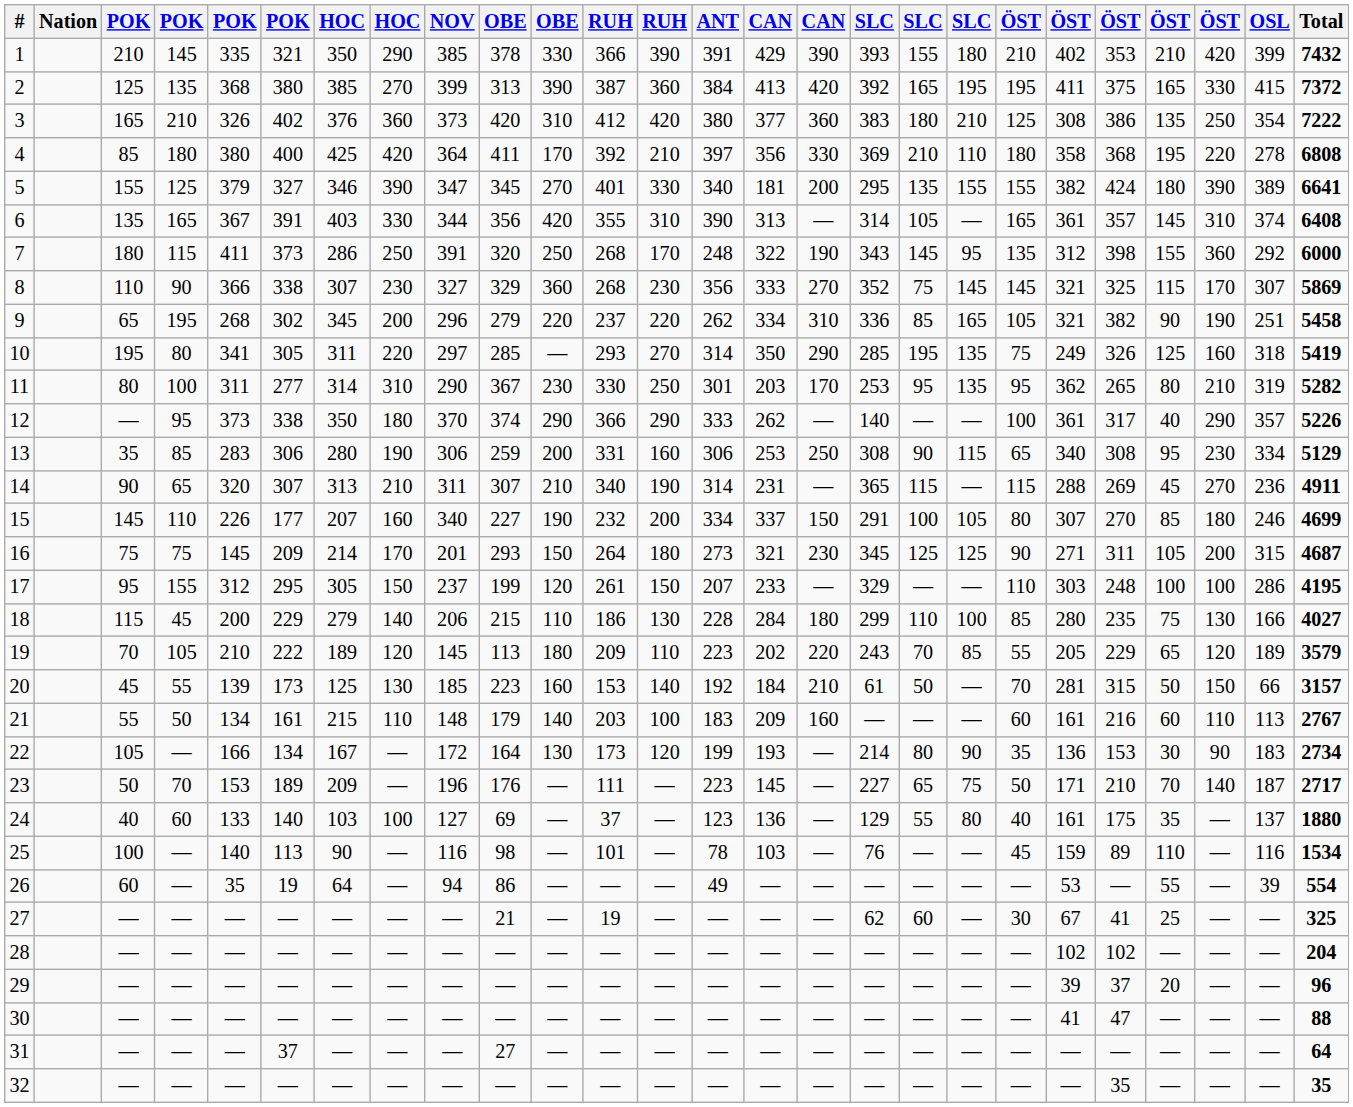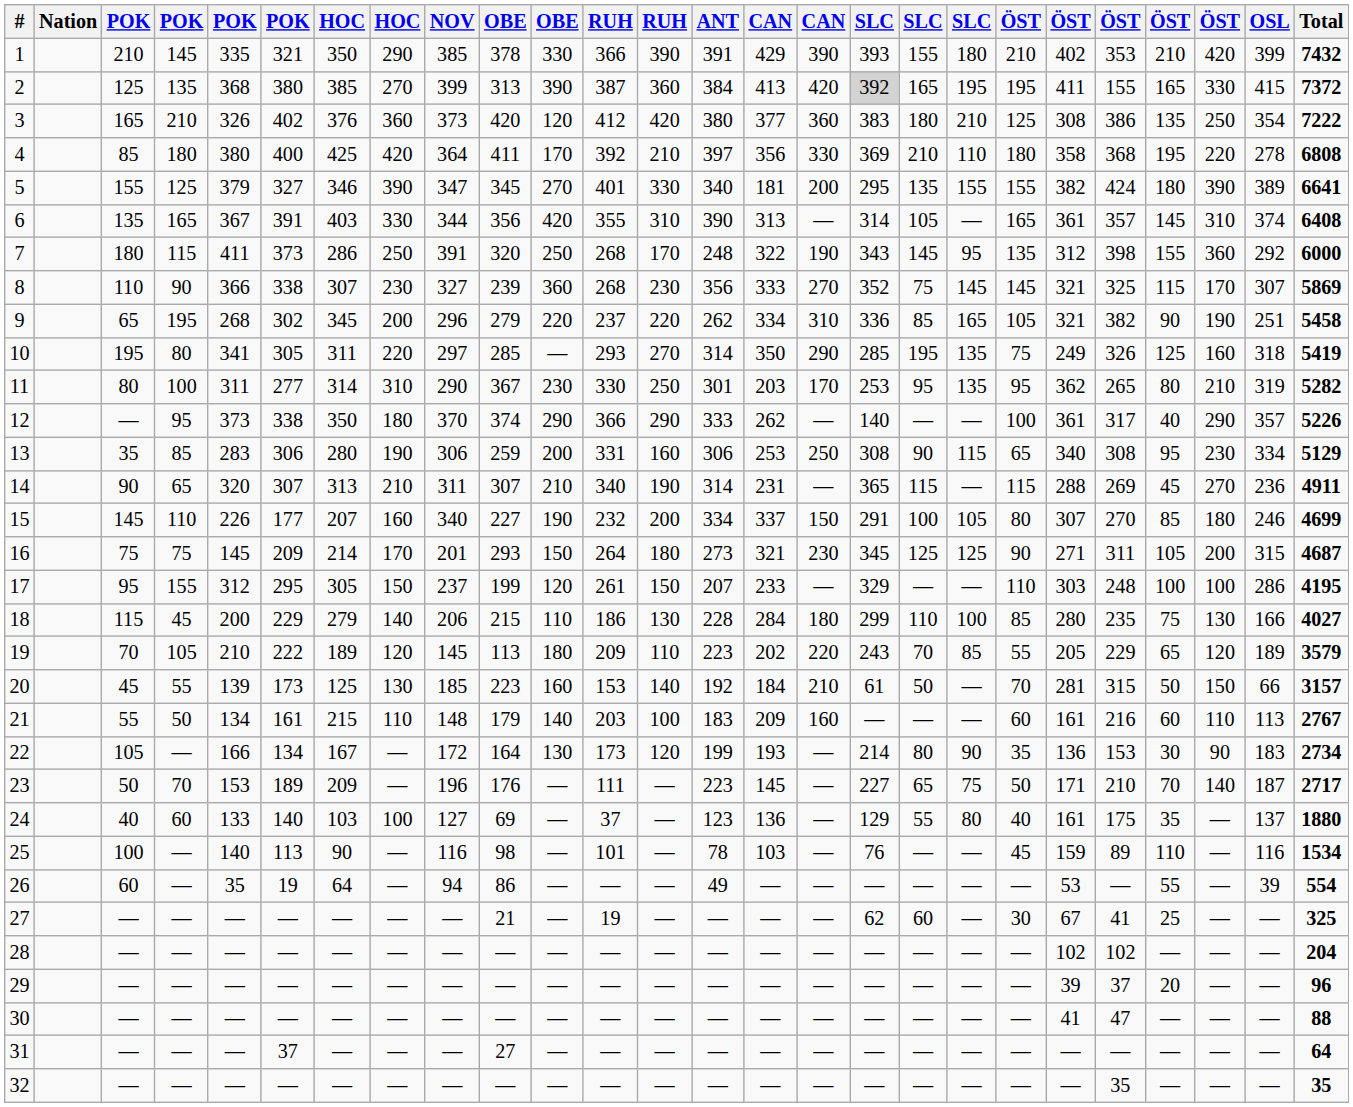(874, 88) no background -> (874, 88) lightgrey background
(1120, 88) 375 -> (1120, 88) 155
(557, 121) 310 -> (557, 121) 120
(505, 287) 329 -> (505, 287) 239
